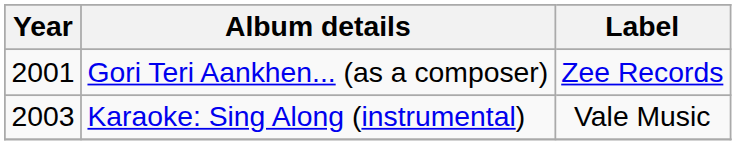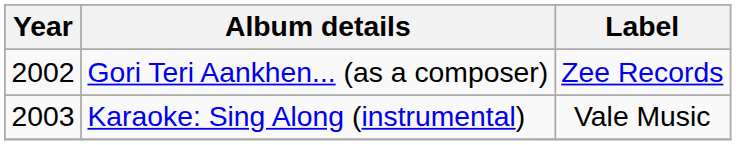(43, 71) 2001 -> (43, 71) 2002
